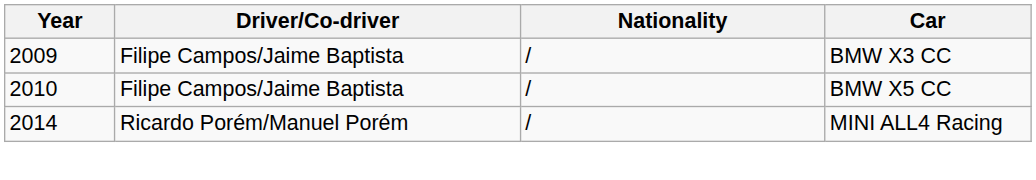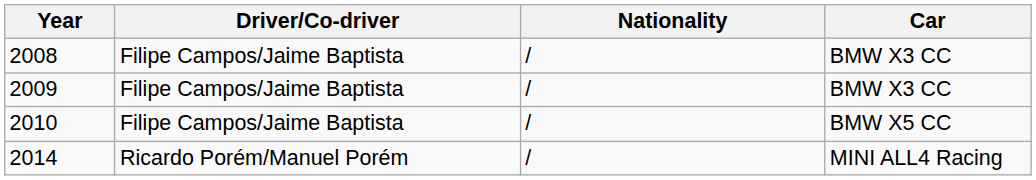+ row: (33, 55)
